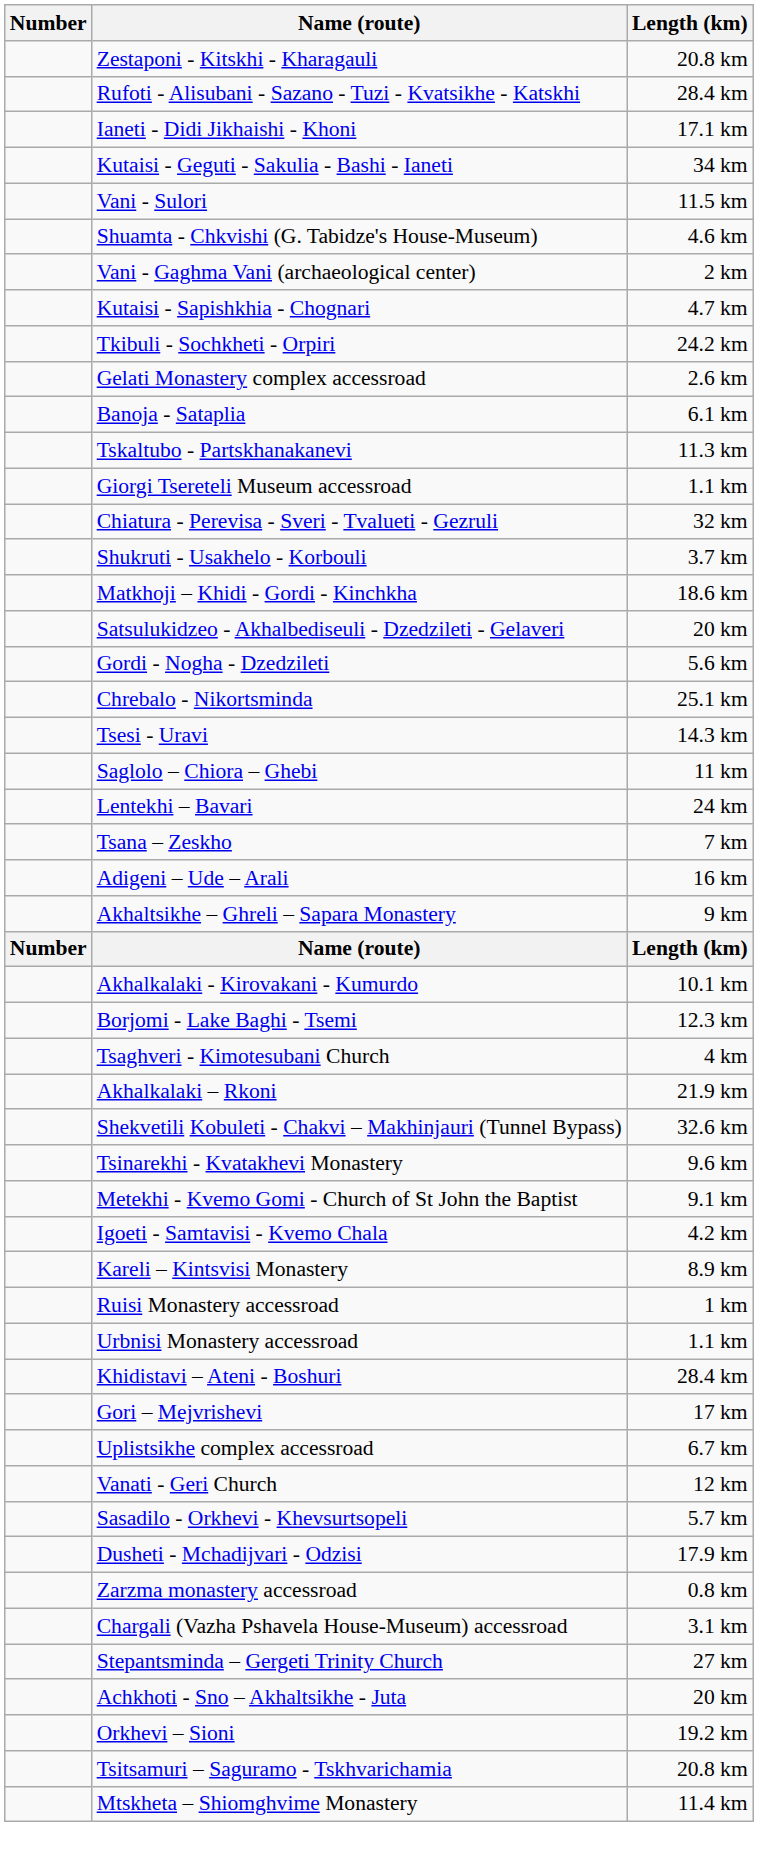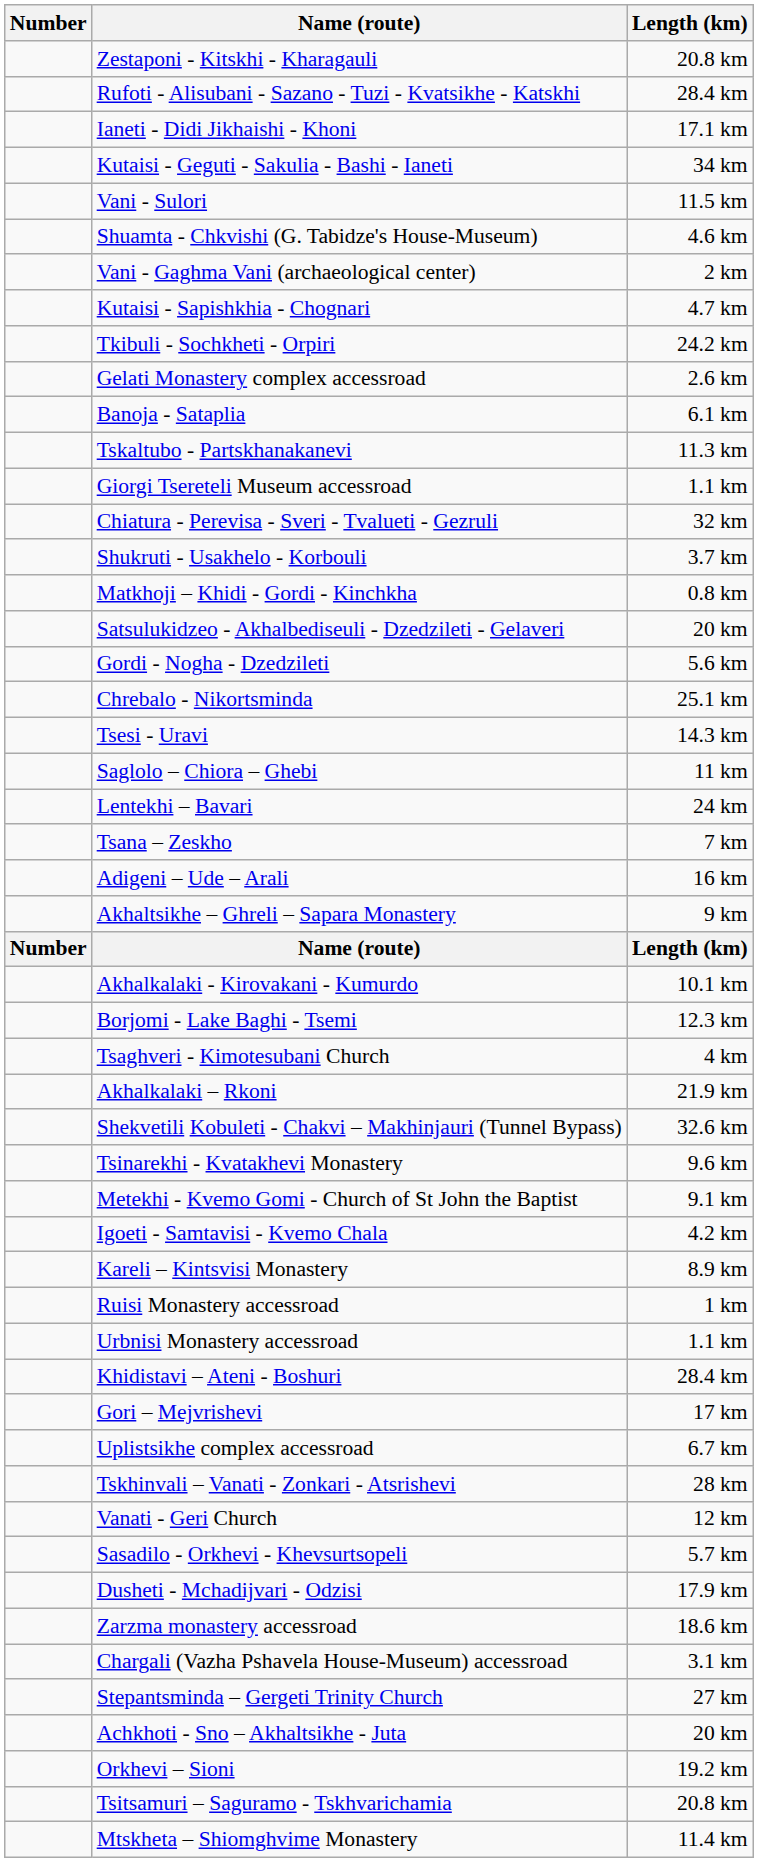(712, 592) 18.6 km -> (718, 592) 0.8 km
+ row: (276, 1483)
(718, 1590) 0.8 km -> (712, 1625) 18.6 km
